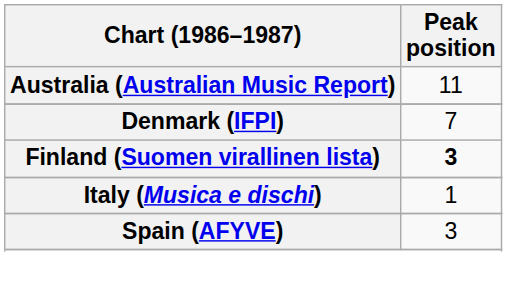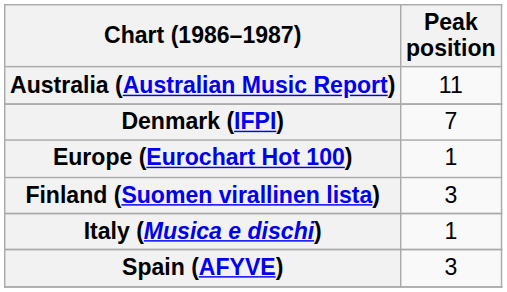+ row: (203, 158)
(451, 158) bold -> (451, 194) normal
